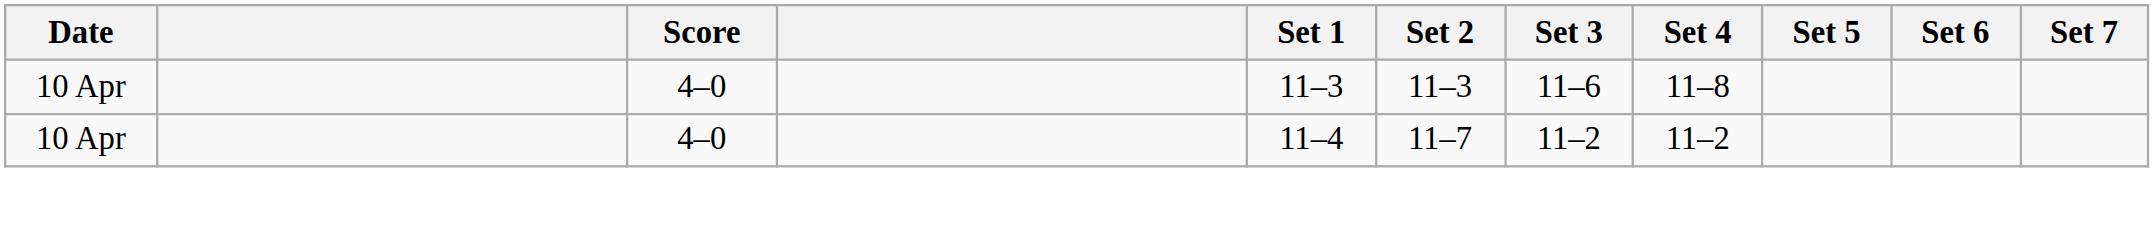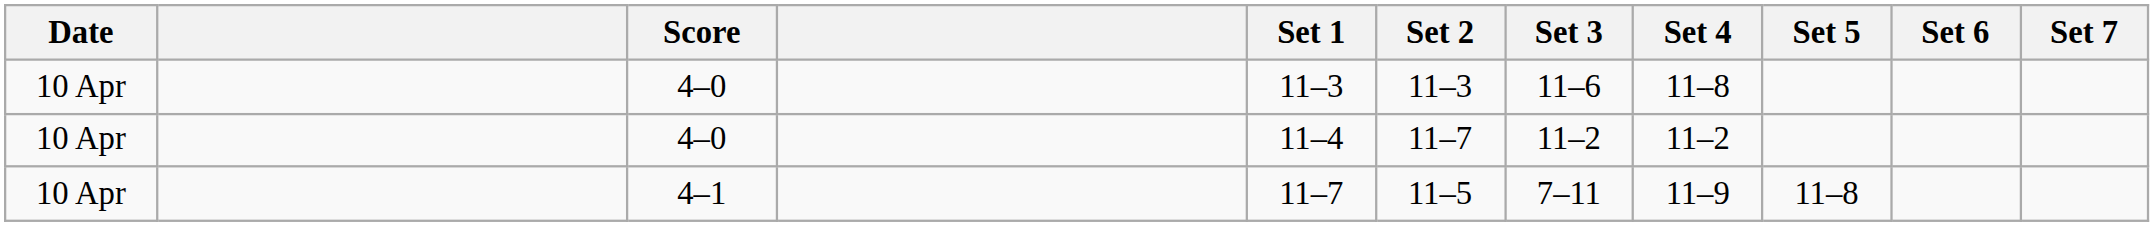+ row: (81, 193)
